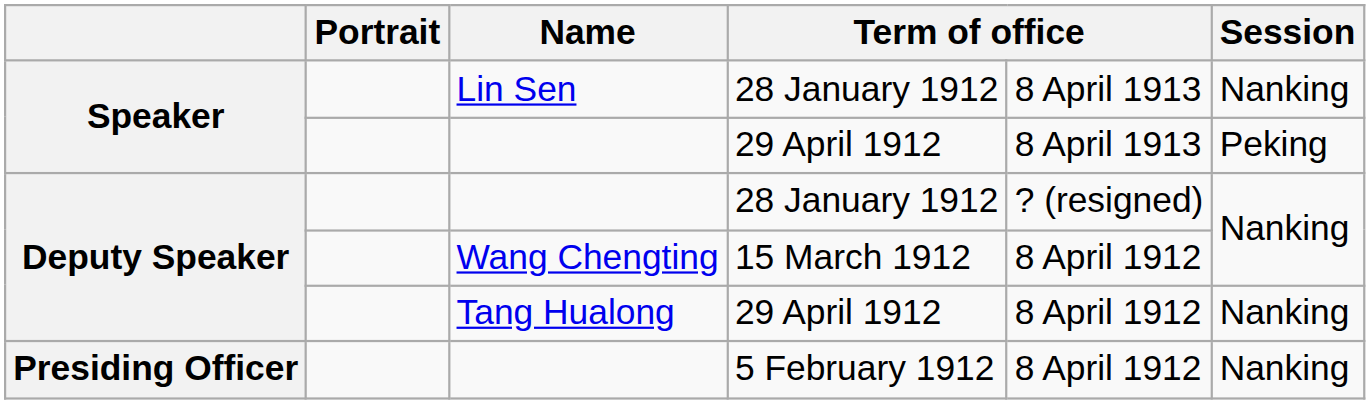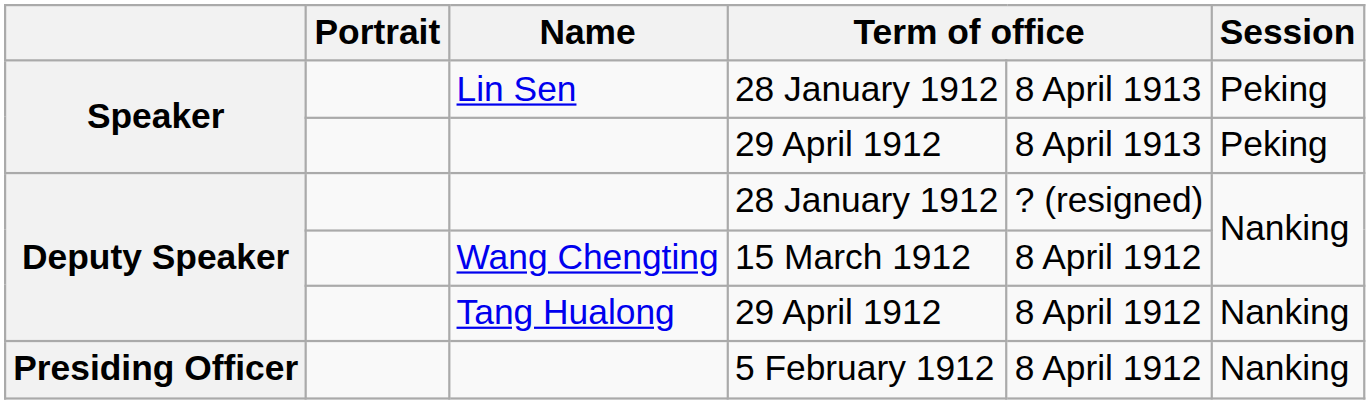(1285, 88) Nanking -> (1274, 88) Peking
